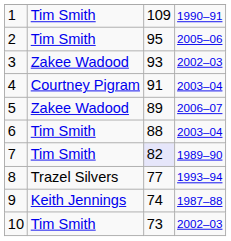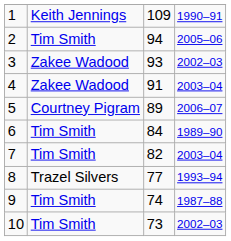(63, 16) Tim Smith -> (78, 16) Keith Jennings
(155, 39) 95 -> (155, 39) 94
(85, 85) Courtney Pigram -> (80, 85) Zakee Wadood
(80, 108) Zakee Wadood -> (85, 108) Courtney Pigram
(155, 131) 88 -> (155, 131) 84
(200, 131) 2003–04 -> (200, 131) 1989–90
(155, 154) lavender background -> (155, 154) no background
(200, 155) 1989–90 -> (200, 155) 2003–04
(78, 200) Keith Jennings -> (63, 200) Tim Smith
